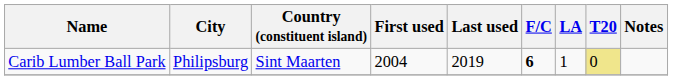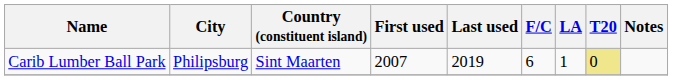(391, 61) 2004 -> (391, 61) 2007
(530, 61) bold -> (530, 61) normal
